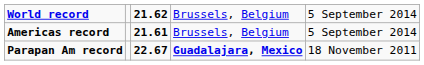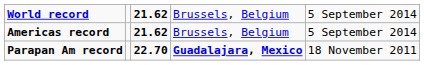(151, 32) 21.61 -> (151, 32) 21.62
(151, 51) 22.67 -> (151, 51) 22.70
